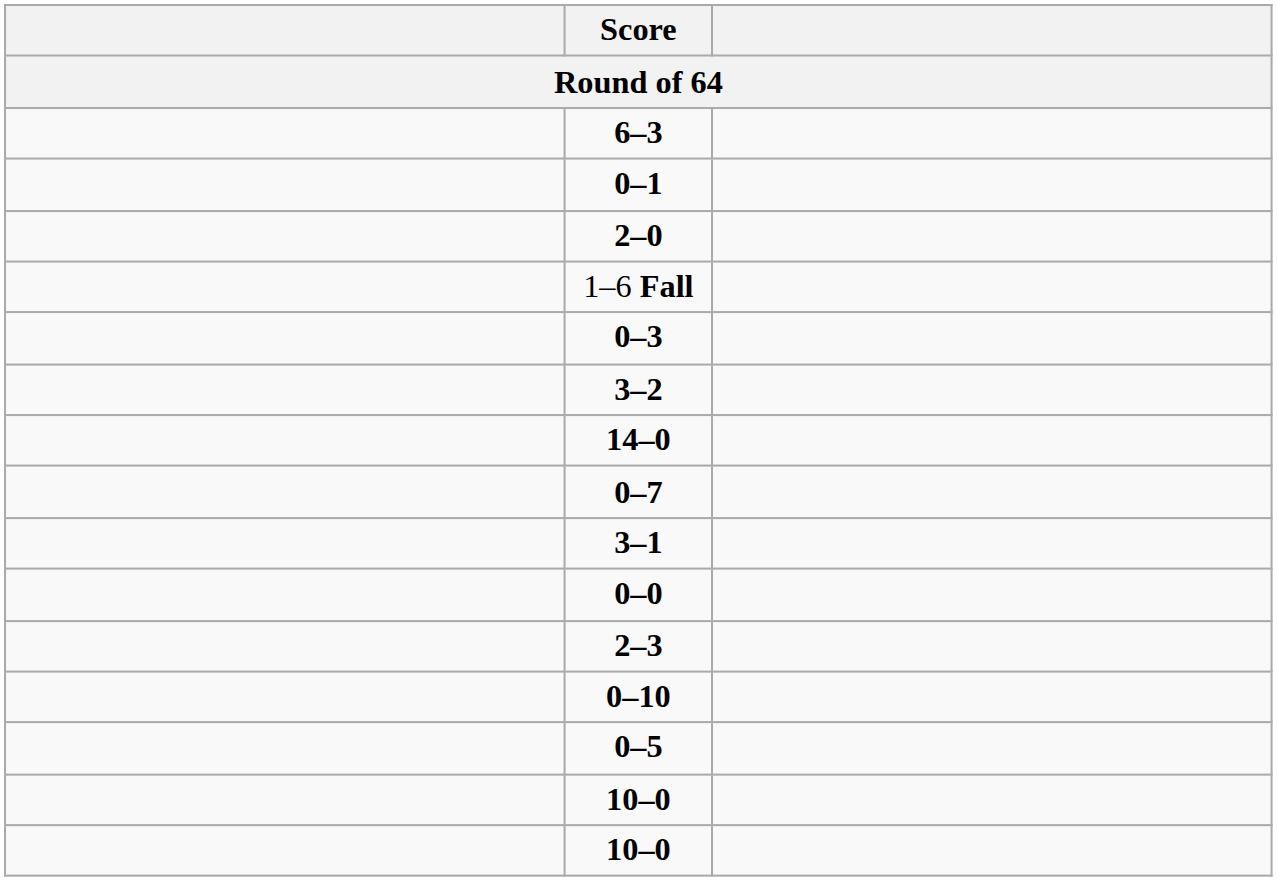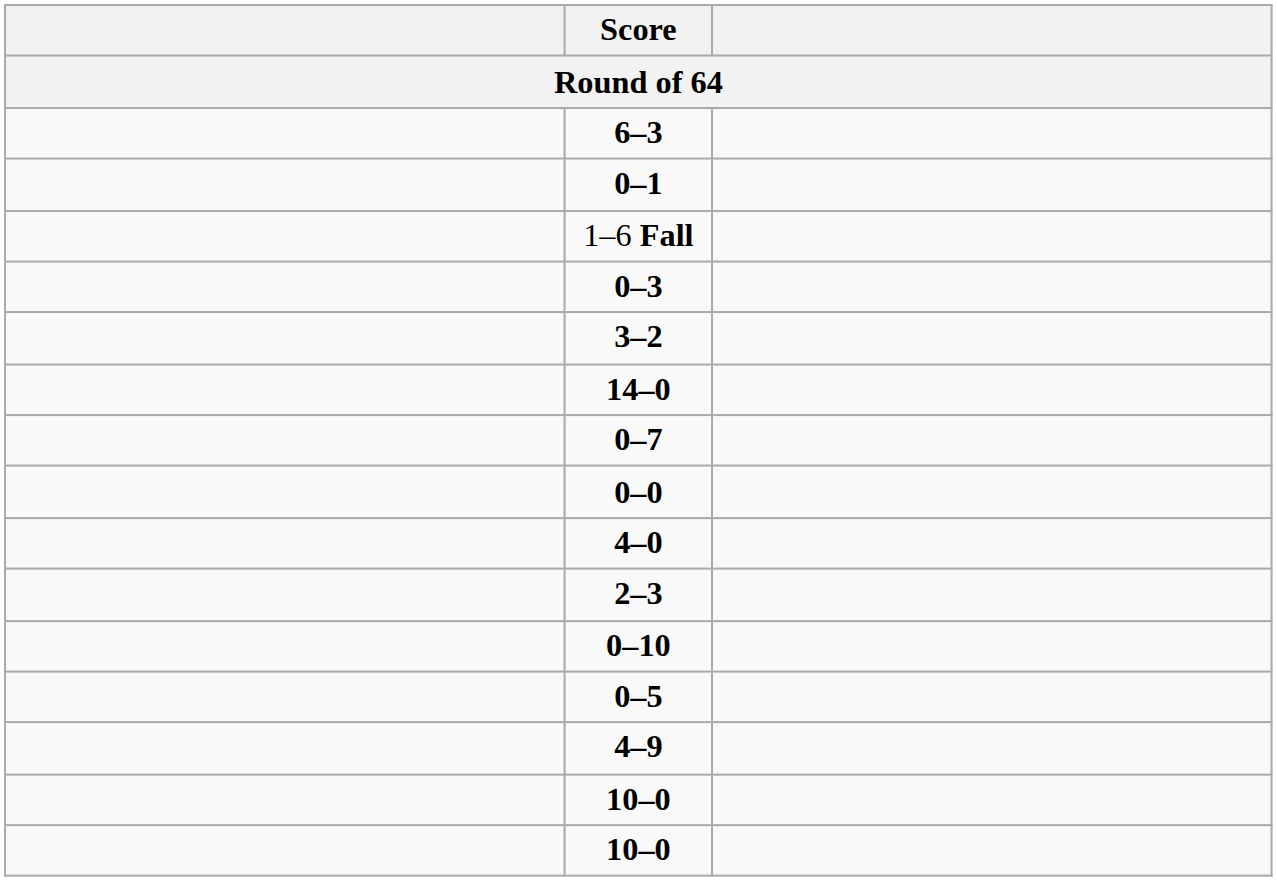- row: (285, 236)
- row: (285, 543)
+ row: (285, 543)
+ row: (285, 748)
